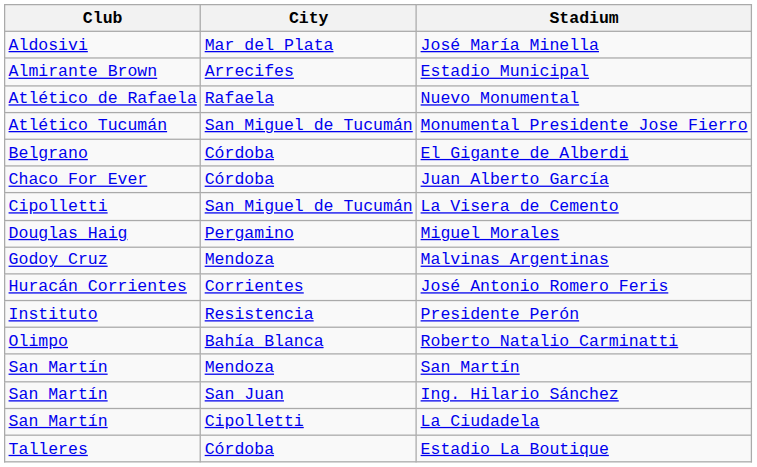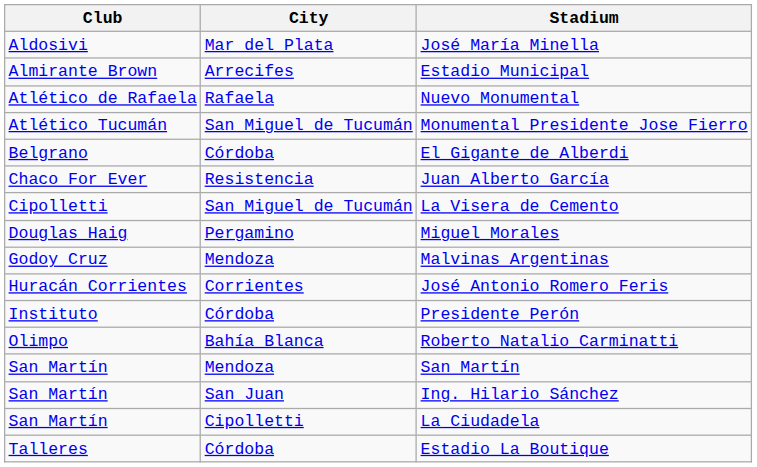(239, 180) Córdoba -> (259, 180) Resistencia
(259, 314) Resistencia -> (239, 314) Córdoba
